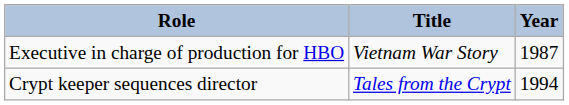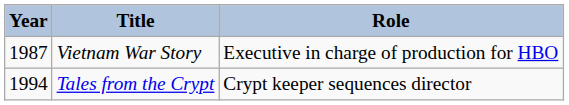columns swapped: (539, 20) <-> (177, 20)
